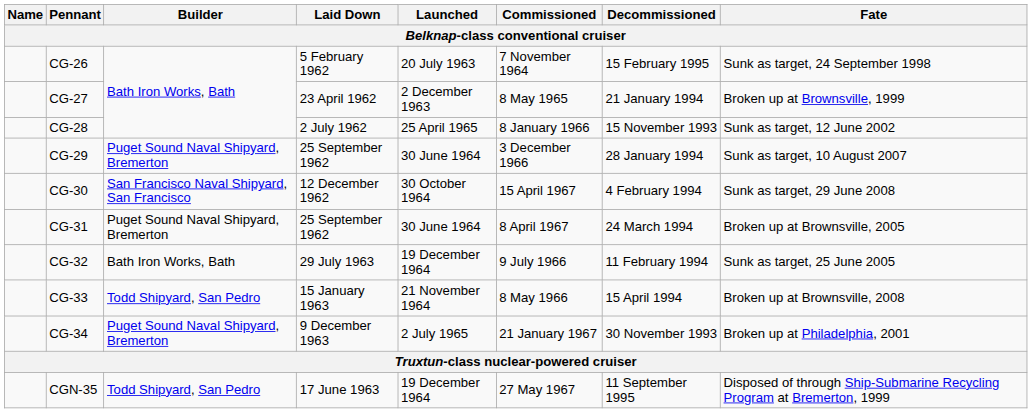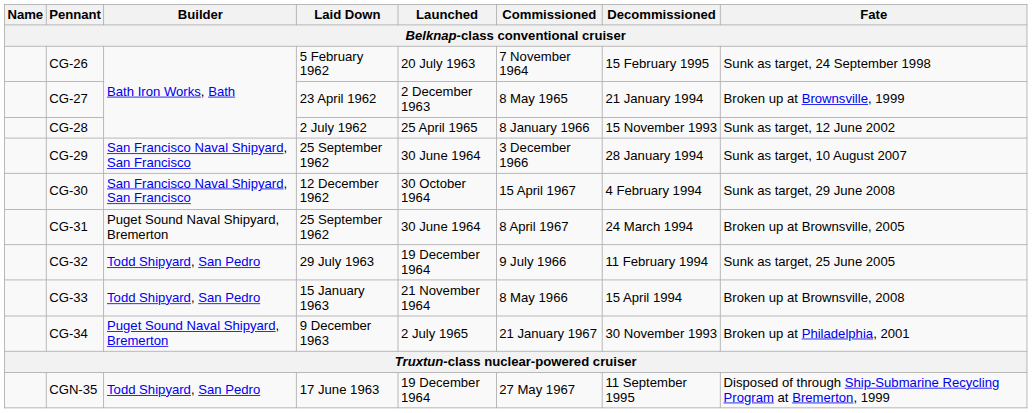(193, 155) Puget Sound Naval Shipyard, Bremerton -> (197, 155) San Francisco Naval Shipyard, San Francisco
(171, 262) Bath Iron Works, Bath -> (184, 262) Todd Shipyard, San Pedro
